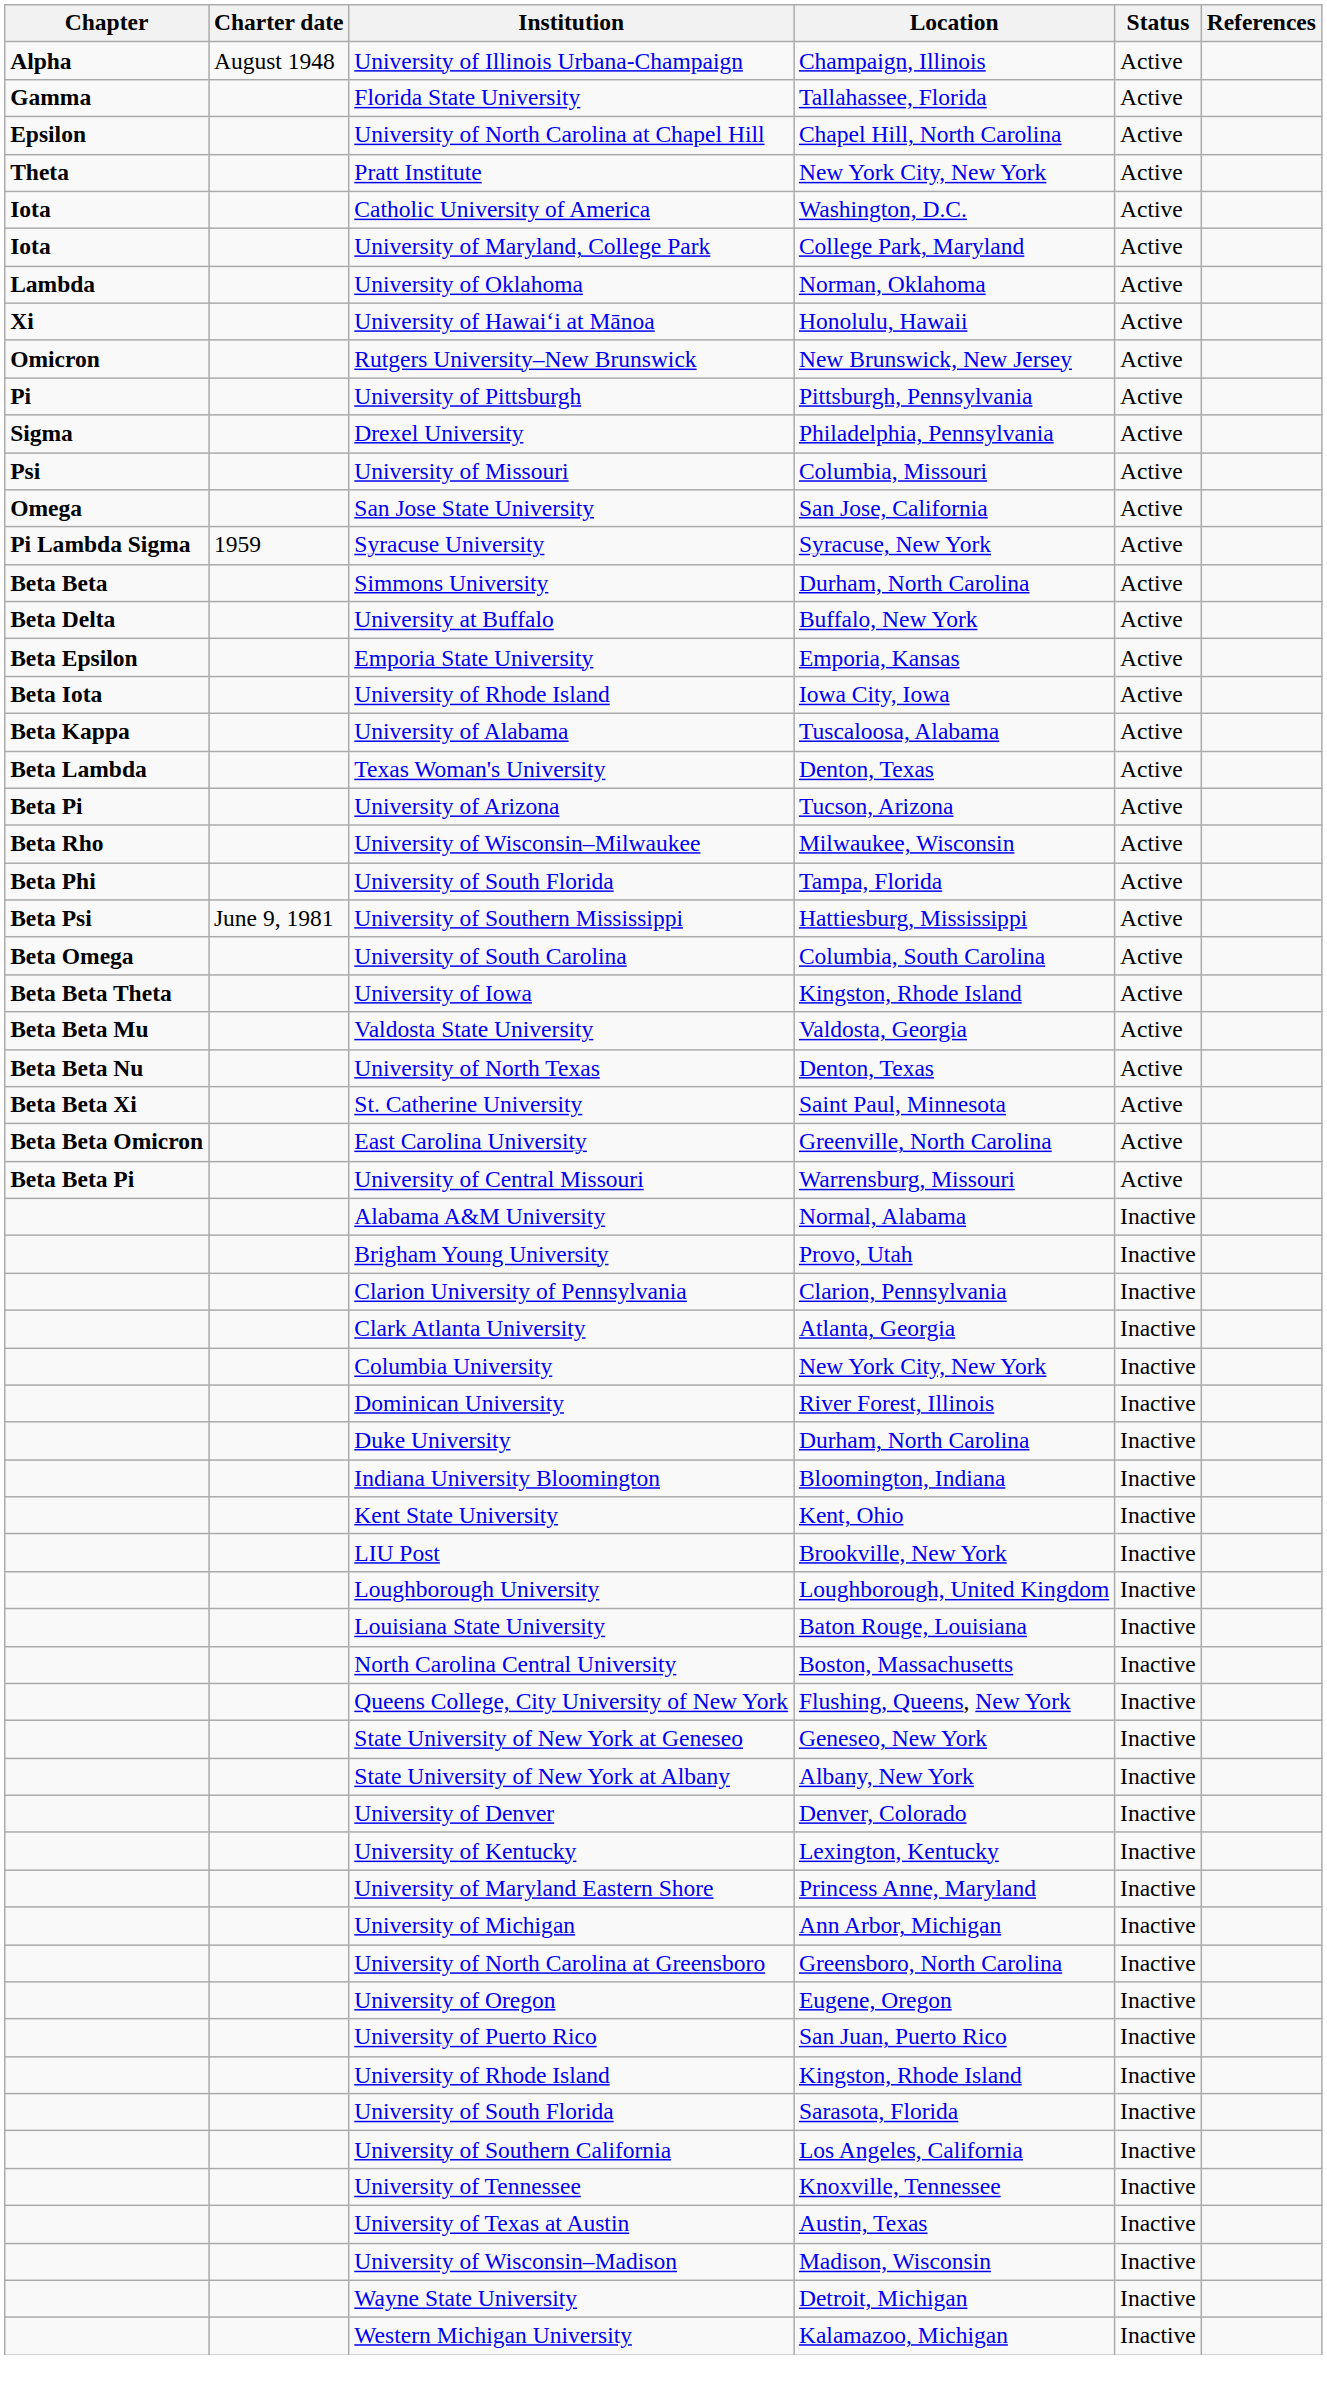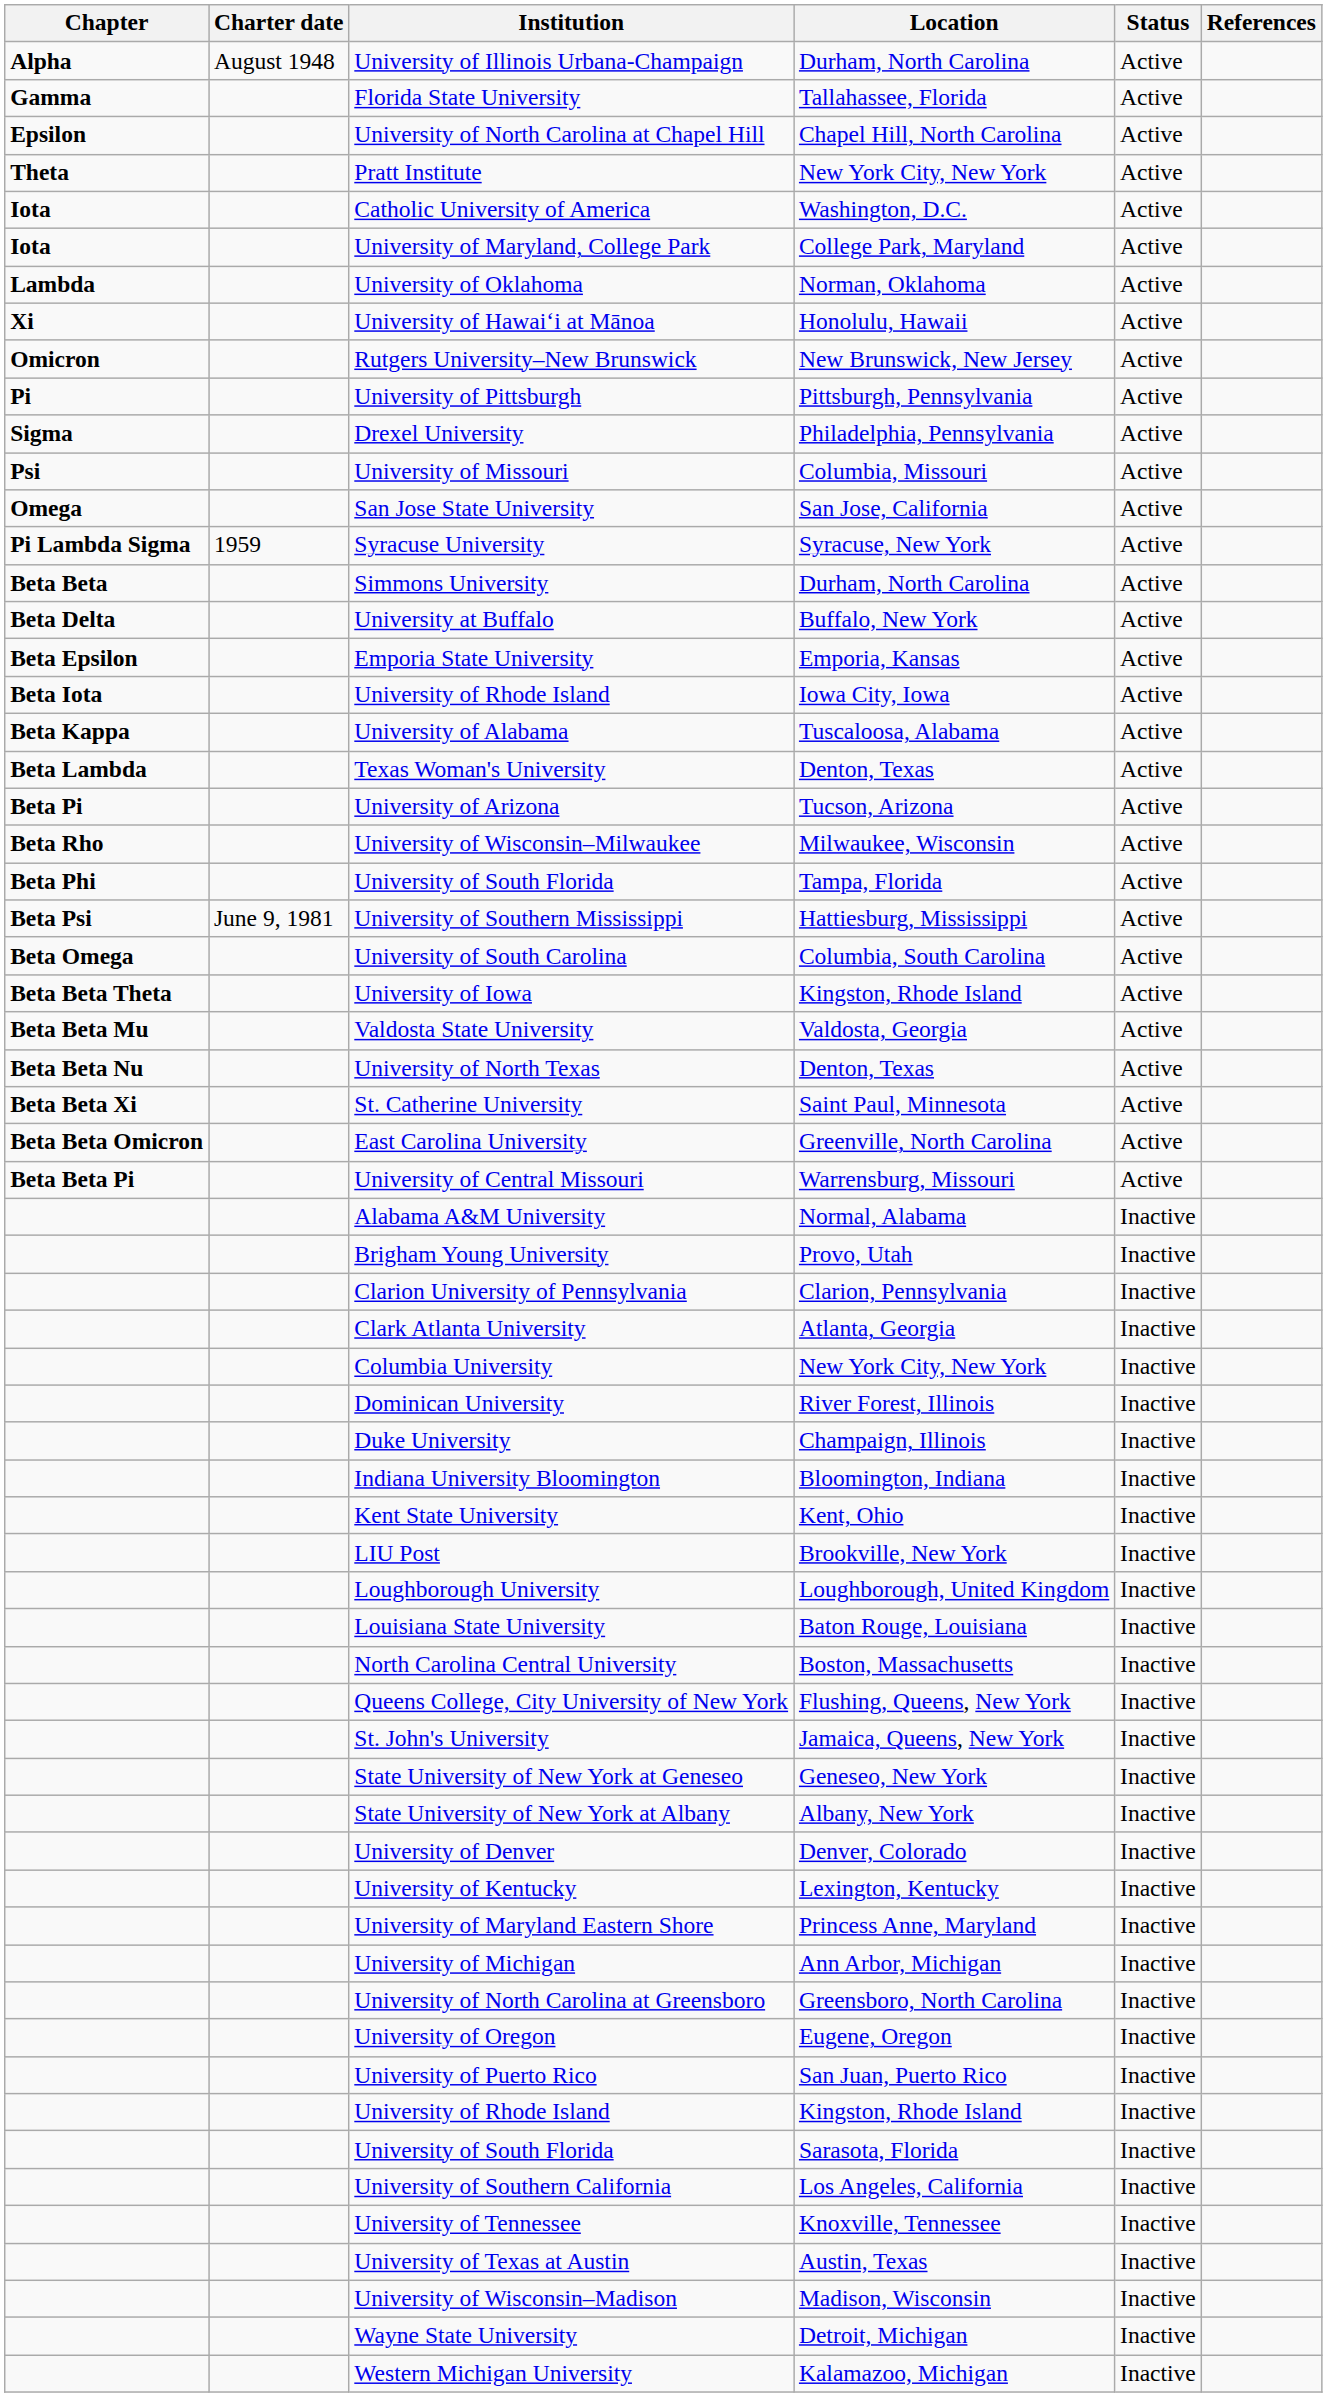(892, 60) Champaign, Illinois -> (914, 60) Durham, North Carolina
(914, 1440) Durham, North Carolina -> (892, 1440) Champaign, Illinois
+ row: (107, 1739)
